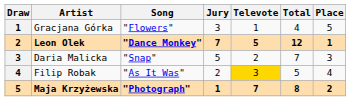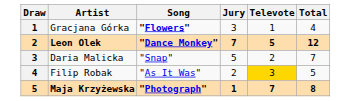- column: (329, 12)
(148, 27) normal -> (165, 27) bold
